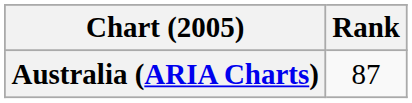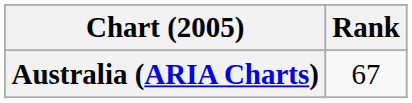(366, 73) 87 -> (366, 73) 67
